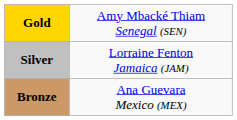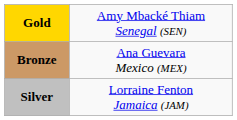rows swapped: (37, 59) <-> (37, 96)
